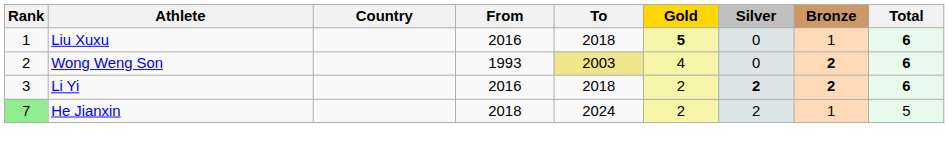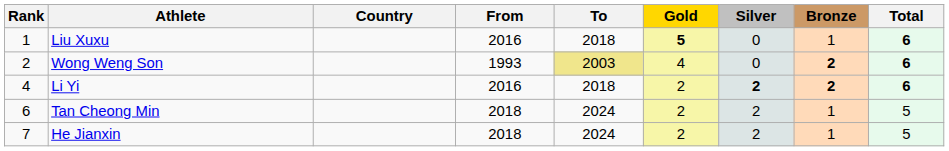(26, 87) 3 -> (26, 87) 4
+ row: (105, 110)
(26, 110) lightgreen background -> (26, 134) no background
